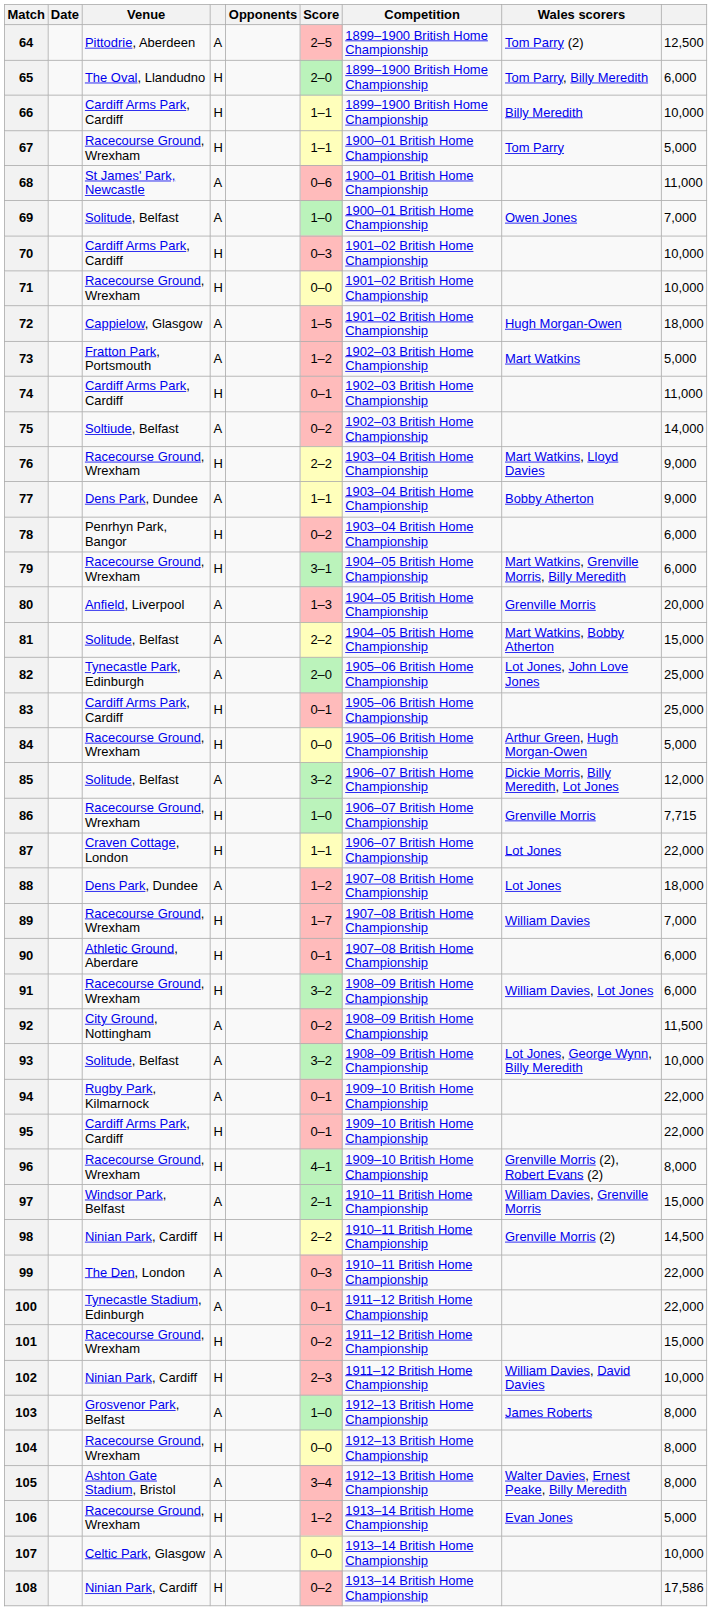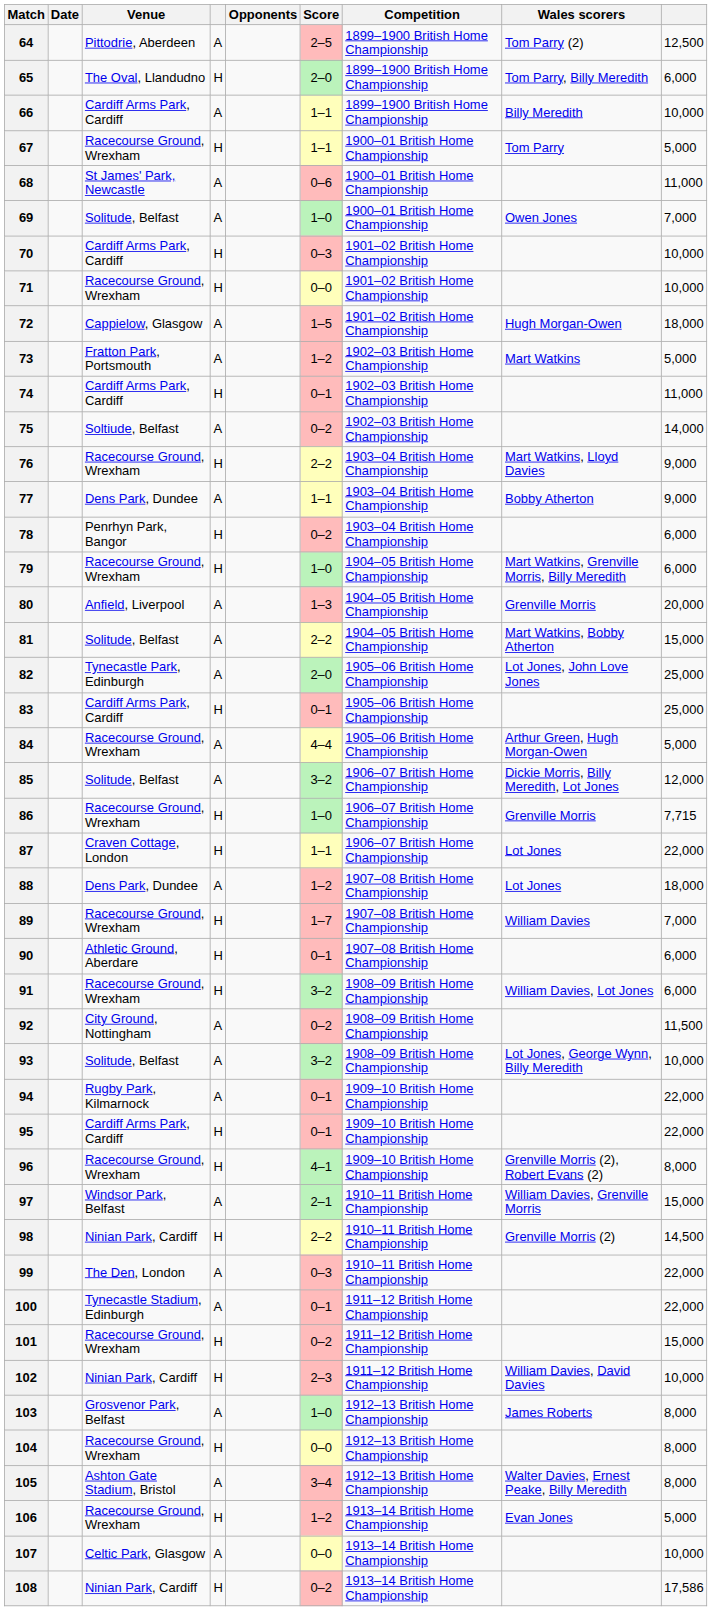(218, 112) H -> (218, 112) A
(321, 569) 3–1 -> (321, 569) 1–0
(218, 745) H -> (218, 745) A
(321, 745) 0–0 -> (321, 745) 4–4
